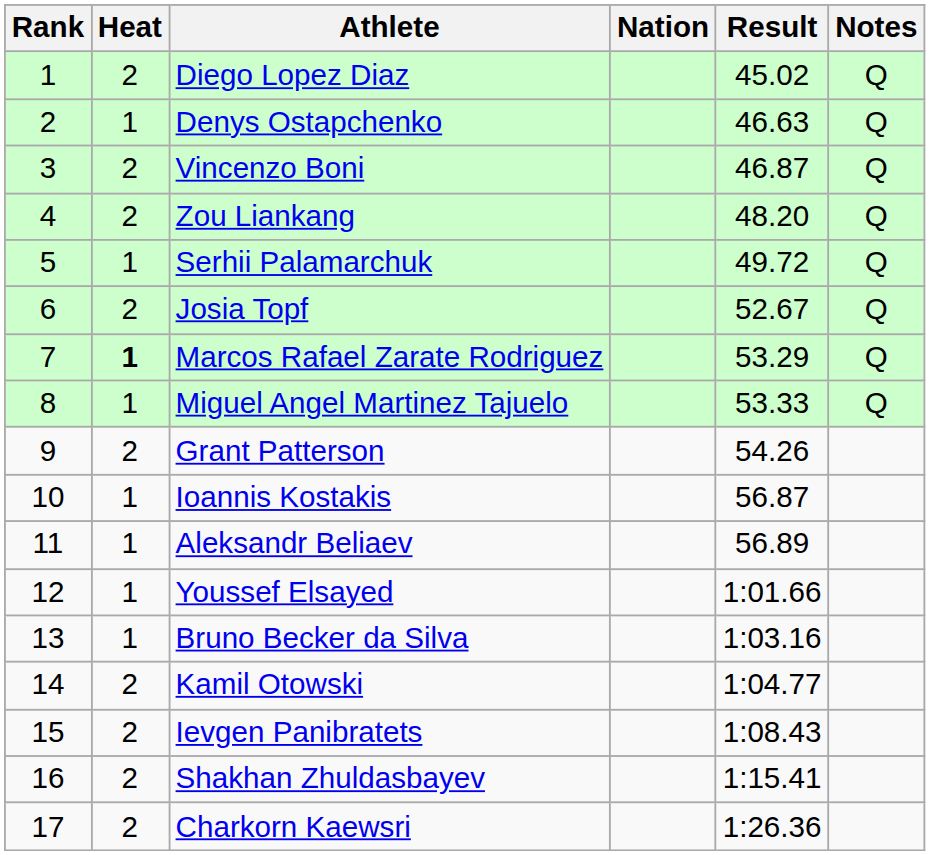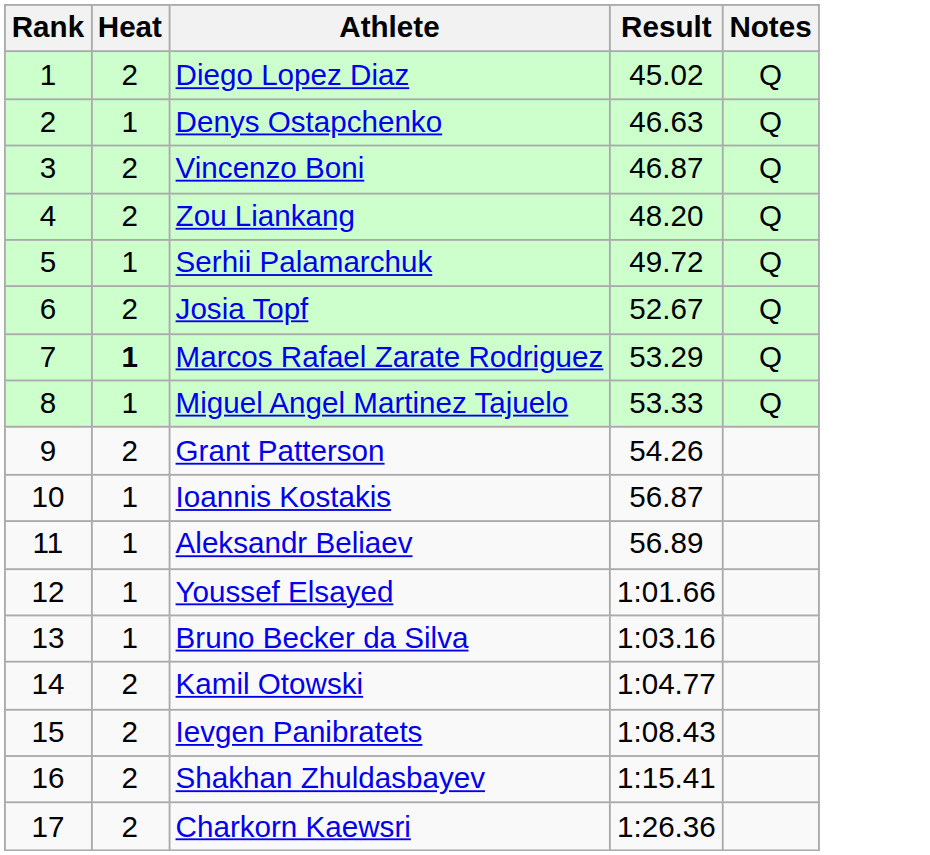- column: (663, 27)
